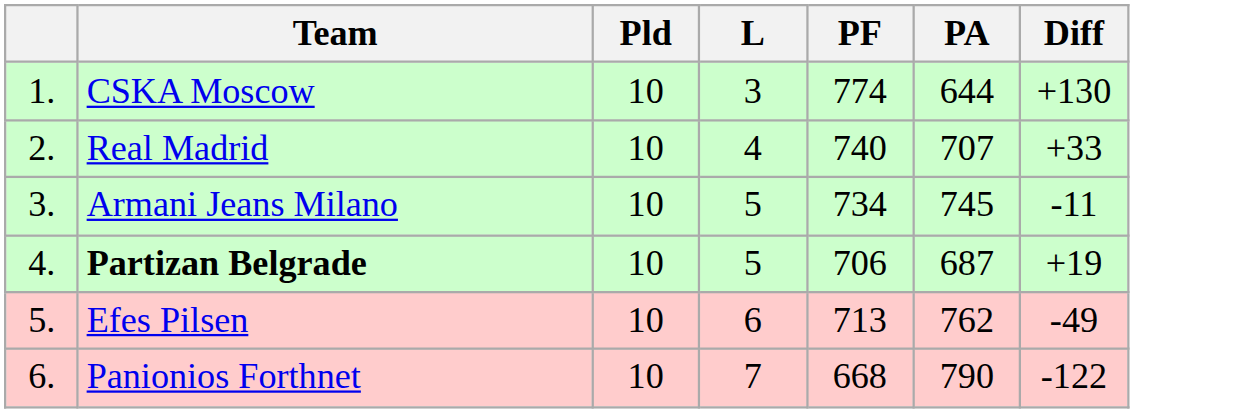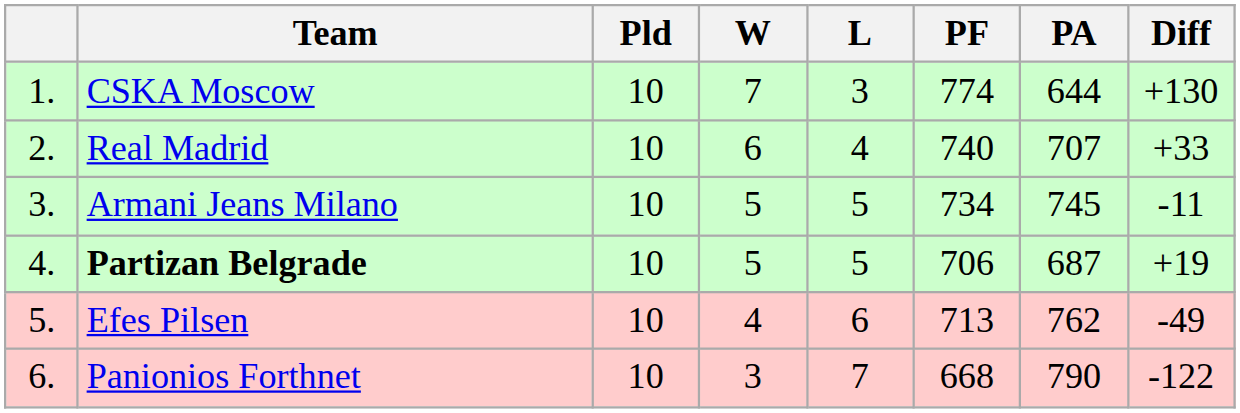+ column: (753, 33)
